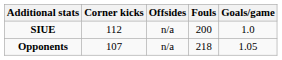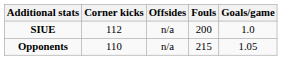(114, 47) 107 -> (114, 47) 110
(204, 47) 218 -> (204, 47) 215
